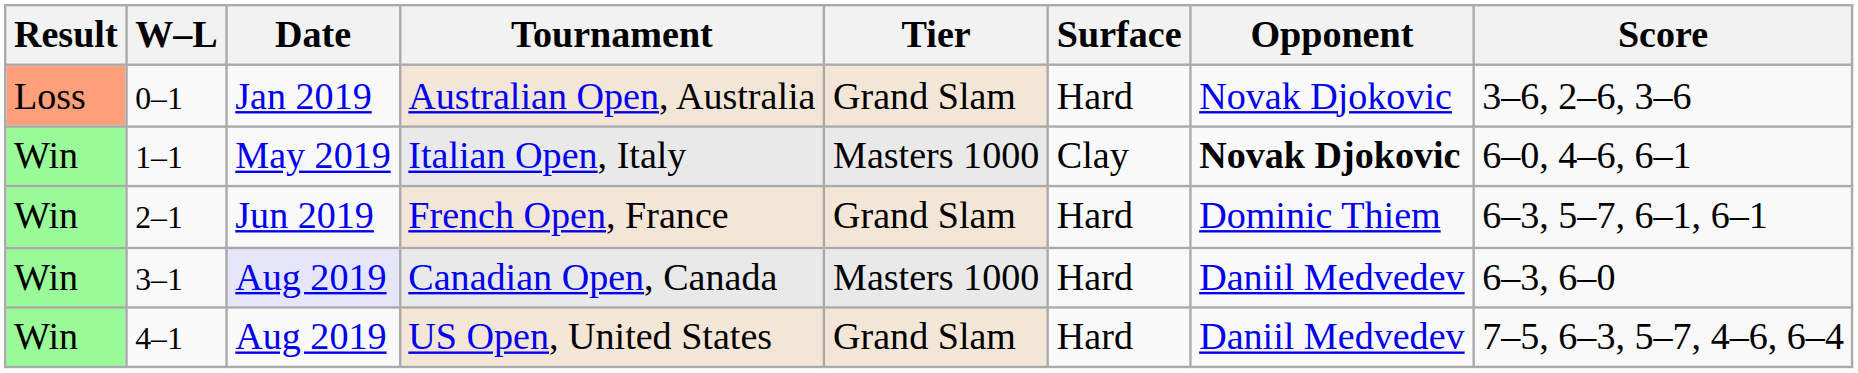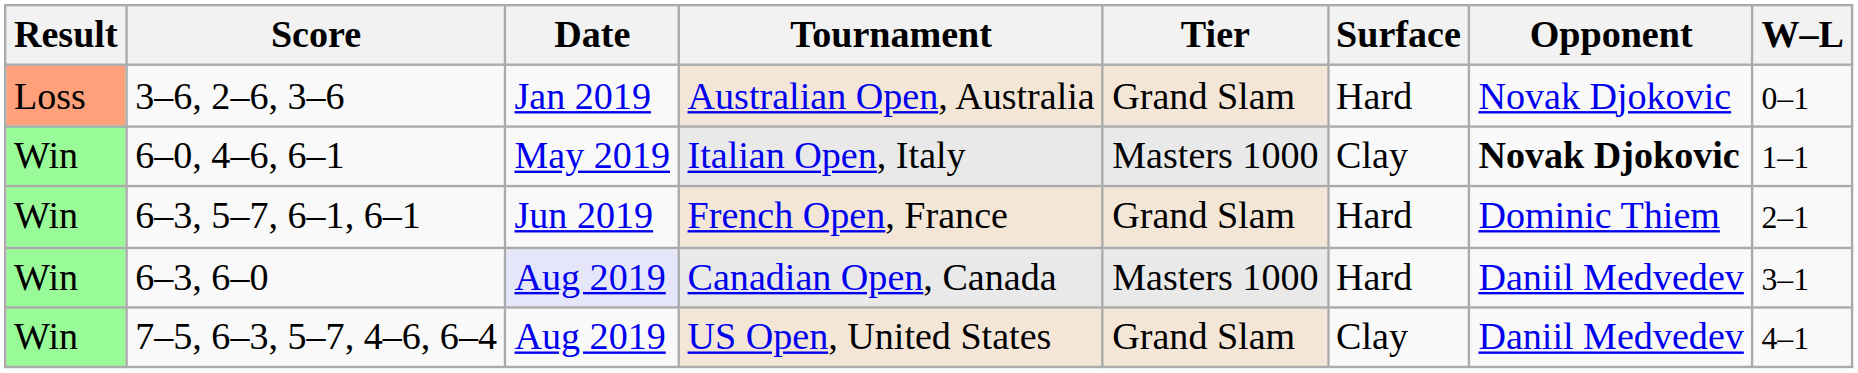columns swapped: (176, 34) <-> (1663, 34)
(1095, 336) Hard -> (1372, 336) Clay
